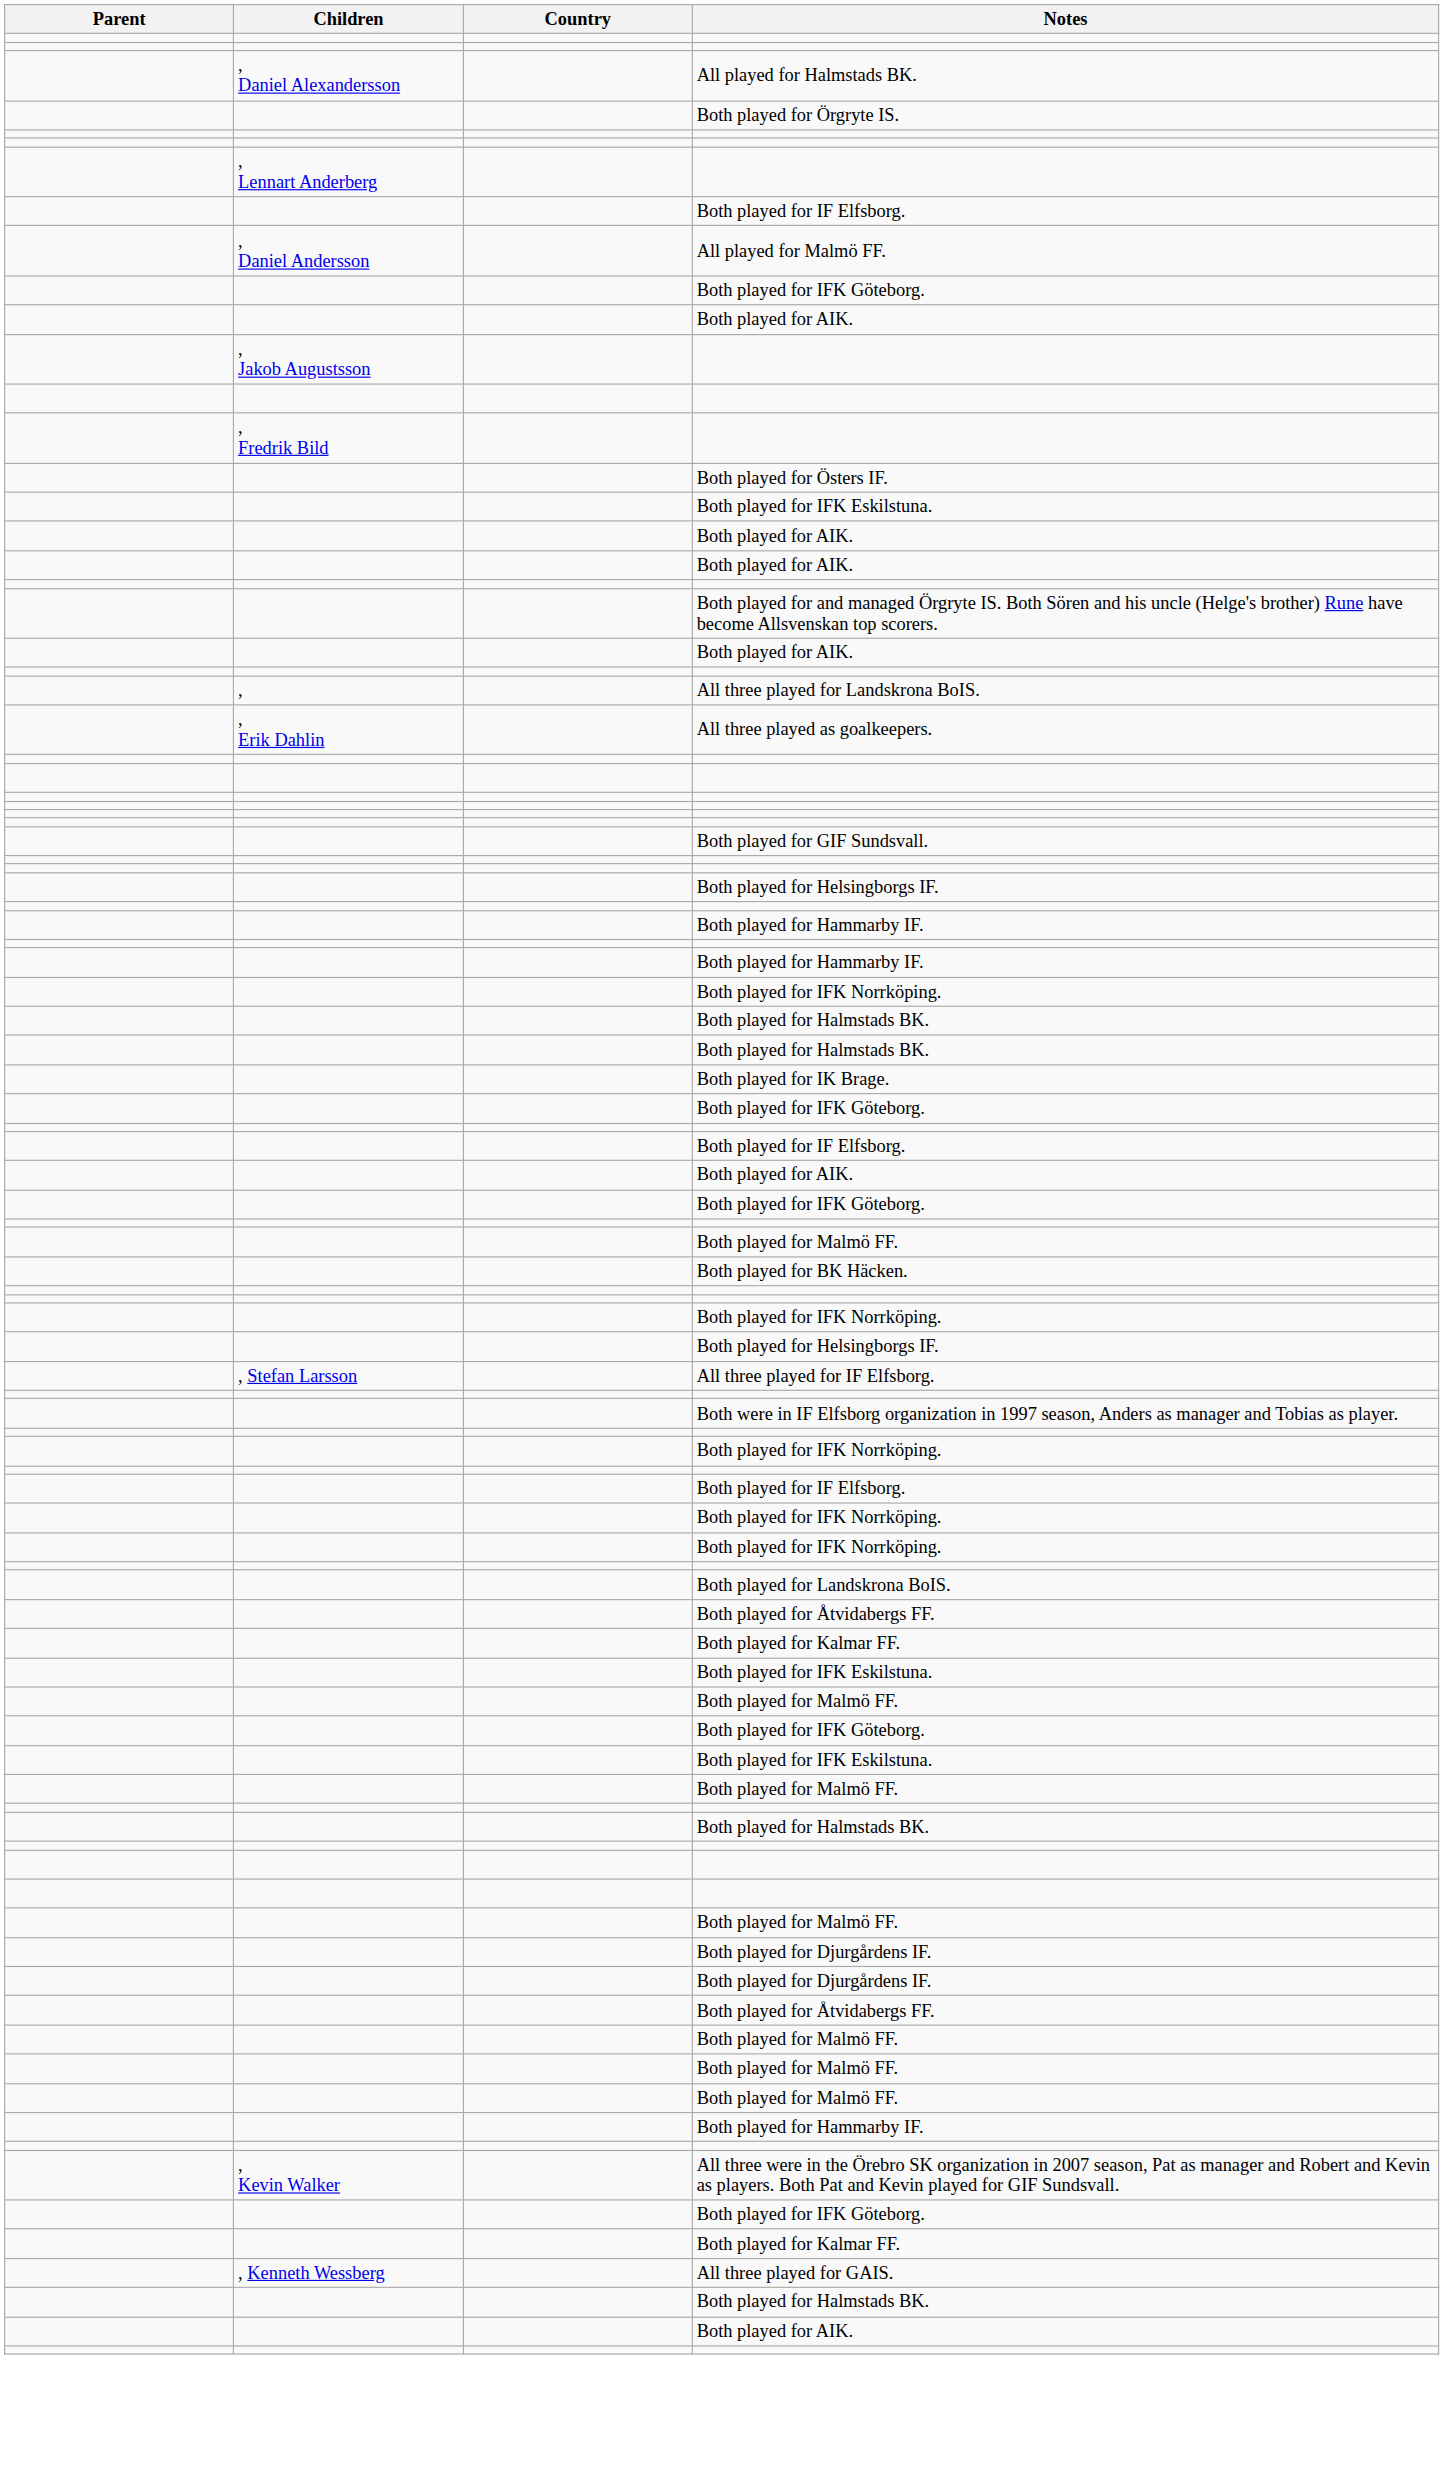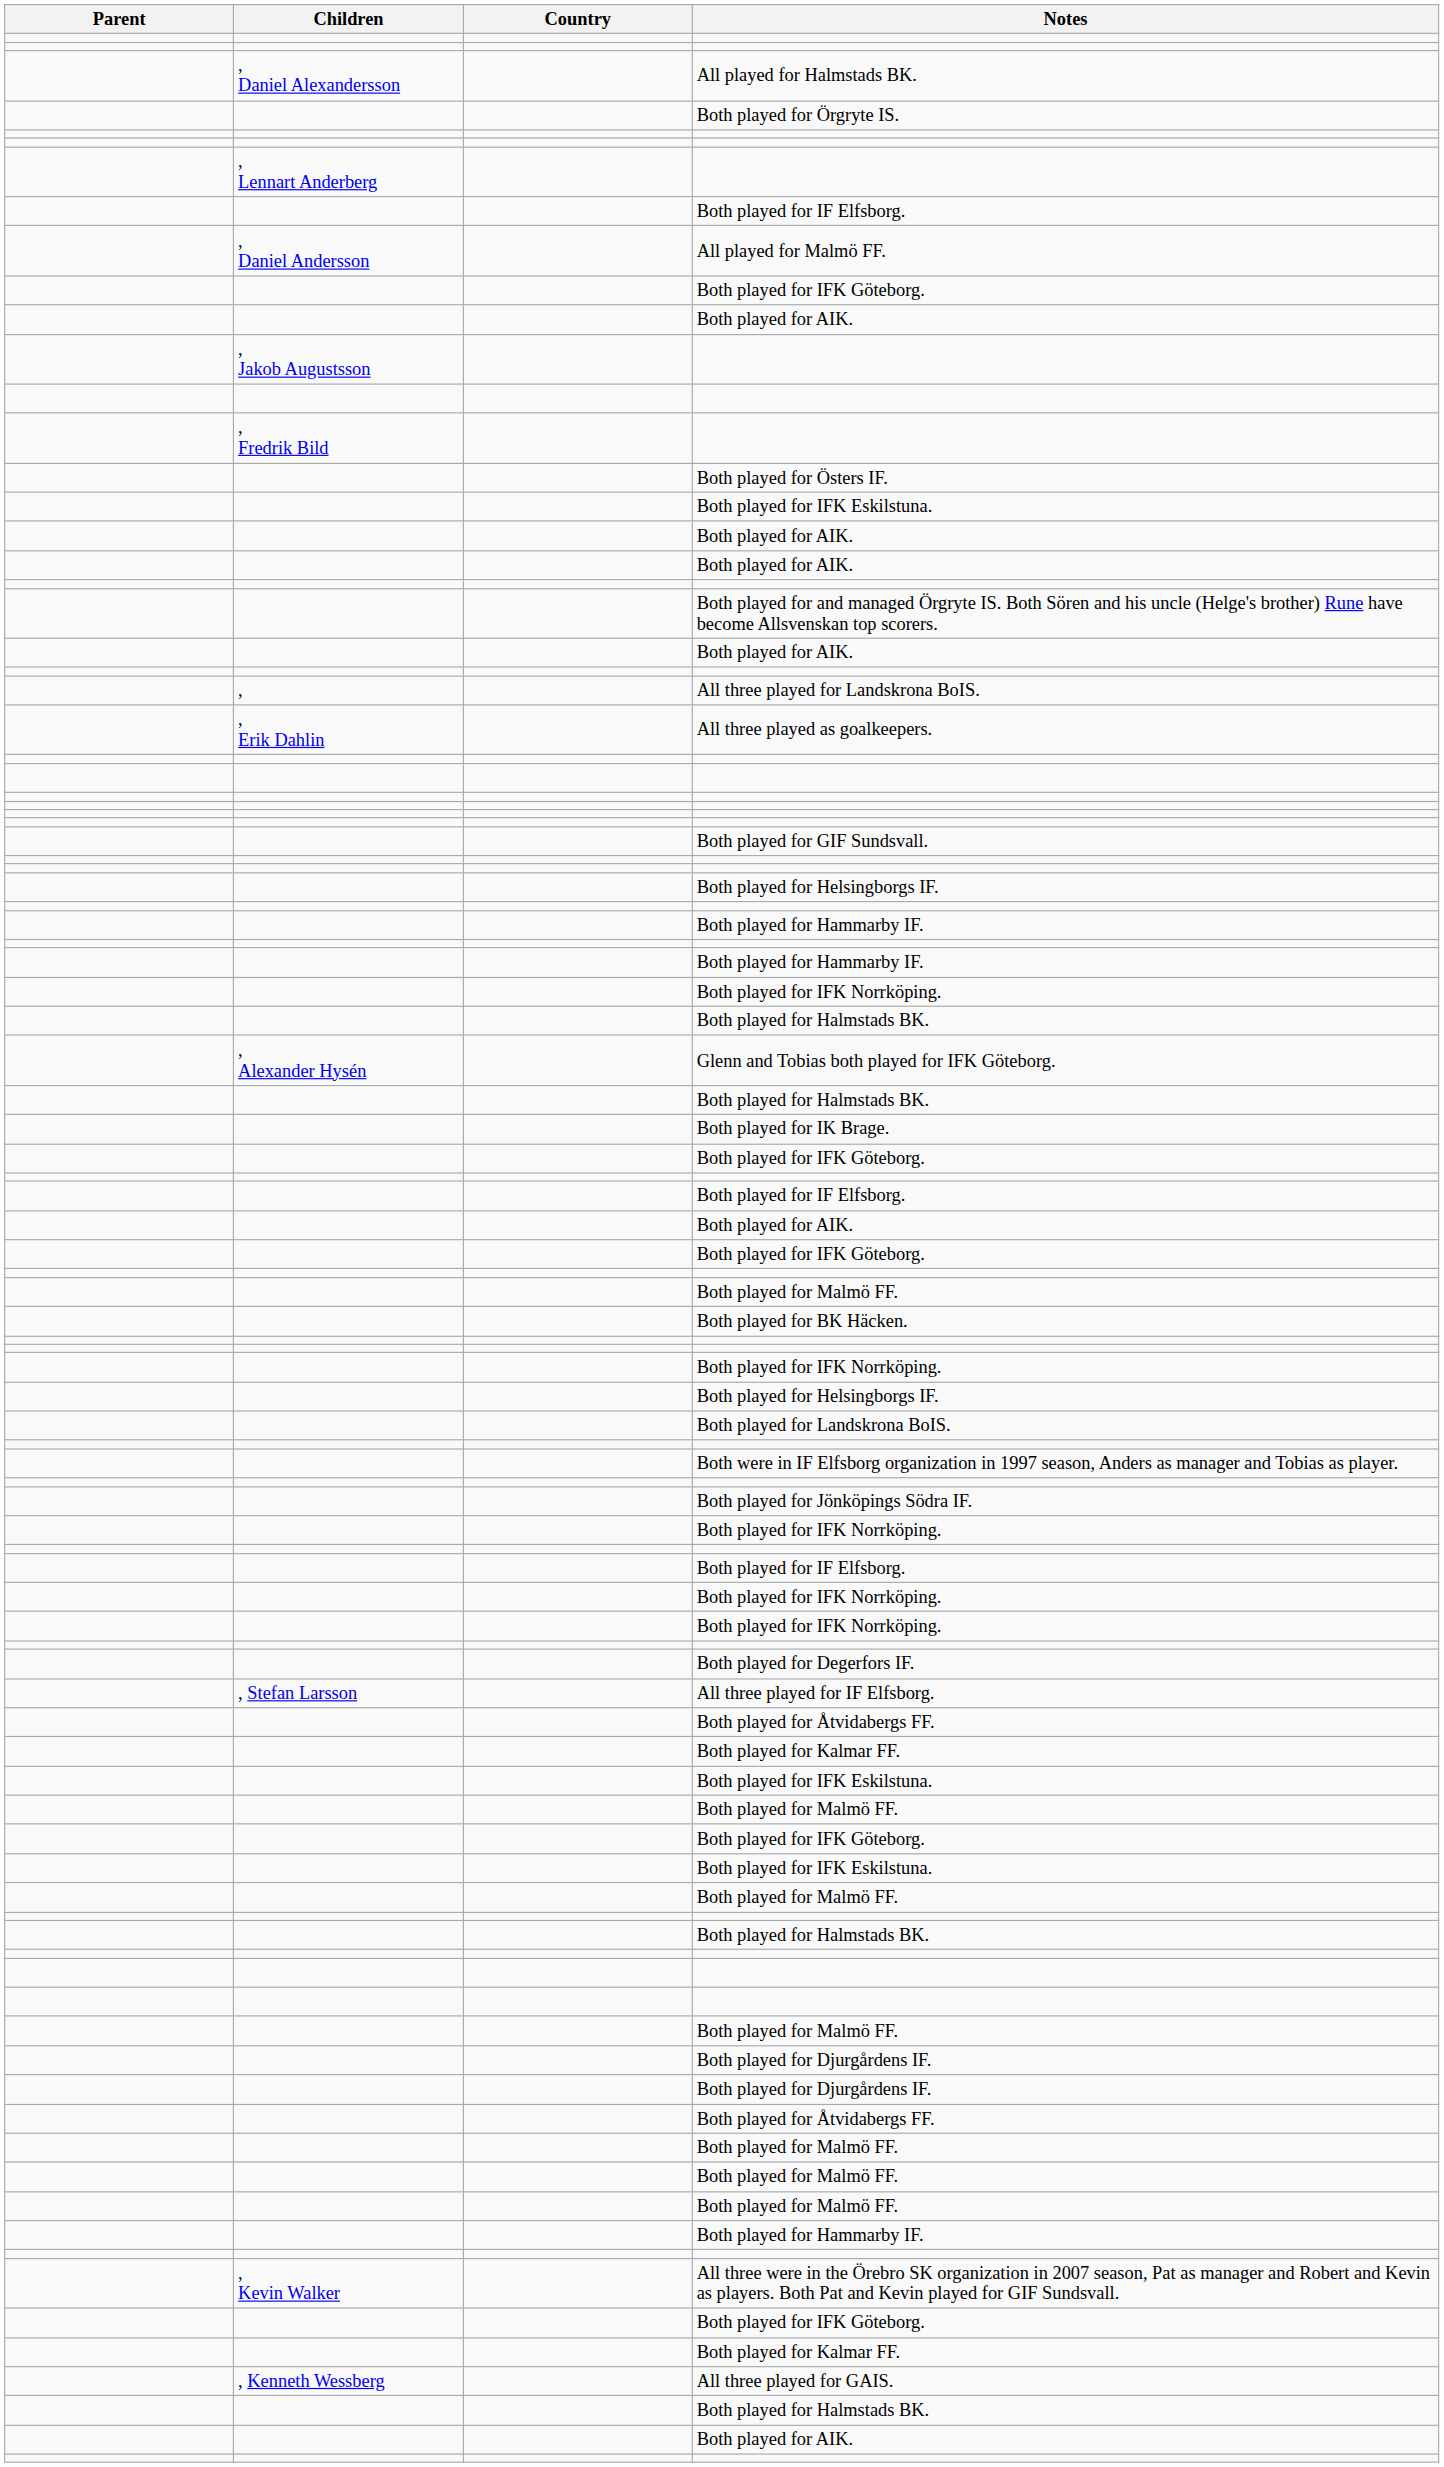+ row: (302, 1060)
rows swapped: (298, 1375) <-> (348, 1585)
+ row: (348, 1501)
+ row: (348, 1664)
